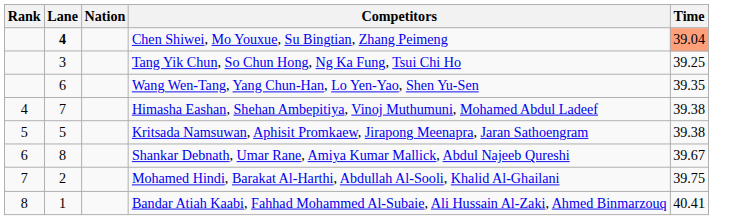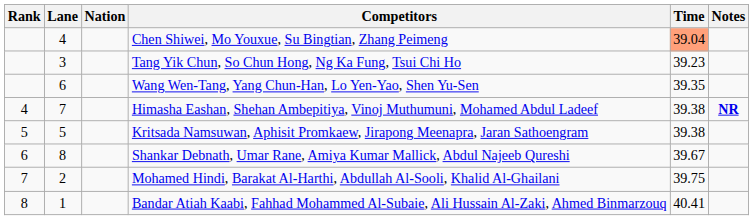+ column: (728, 16)
(63, 39) bold -> (63, 39) normal
(689, 62) 39.25 -> (689, 62) 39.23
